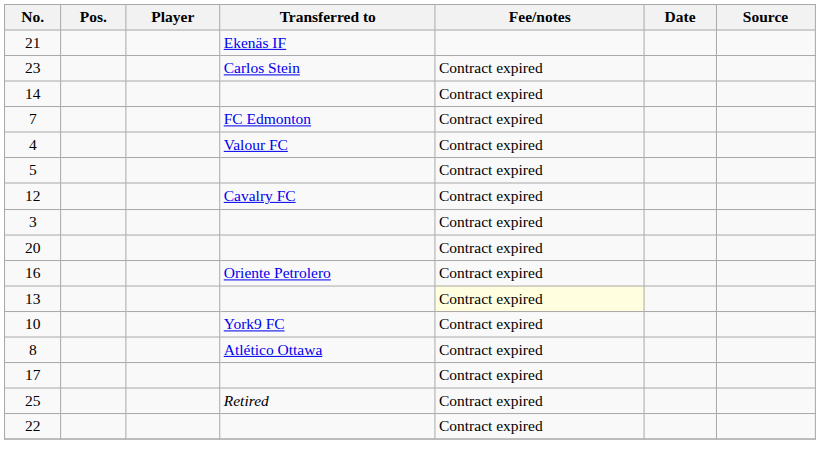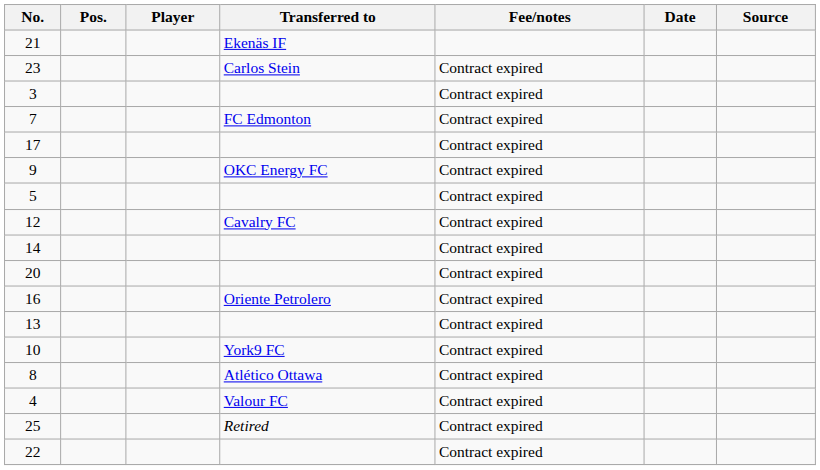rows swapped: (33, 221) <-> (33, 94)
rows swapped: (33, 145) <-> (33, 375)
+ row: (33, 170)
(491, 298) lightyellow background -> (491, 324) no background
